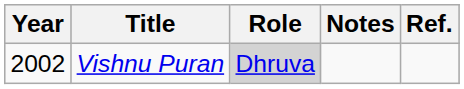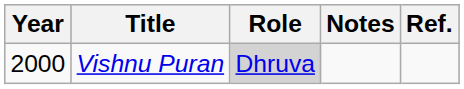(38, 63) 2002 -> (38, 63) 2000
